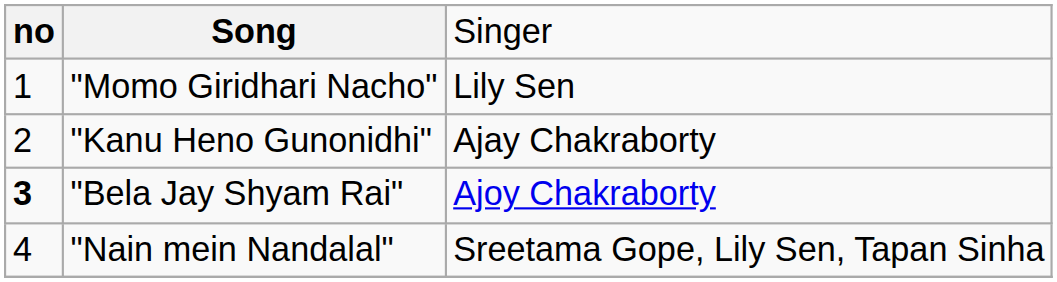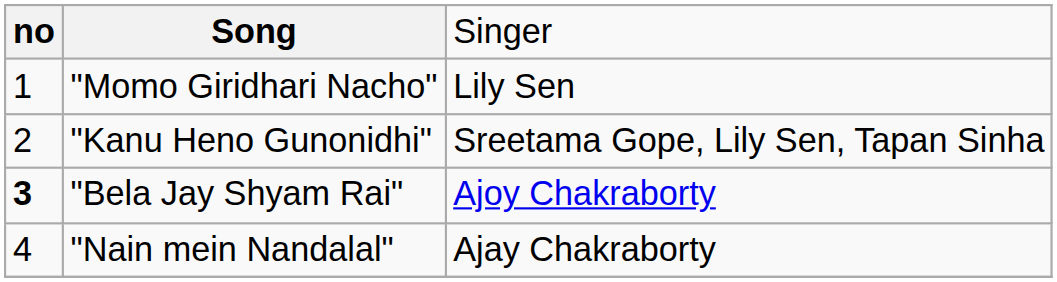(585, 140) Ajay Chakraborty -> (749, 140) Sreetama Gope, Lily Sen, Tapan Sinha
(749, 248) Sreetama Gope, Lily Sen, Tapan Sinha -> (585, 248) Ajay Chakraborty
